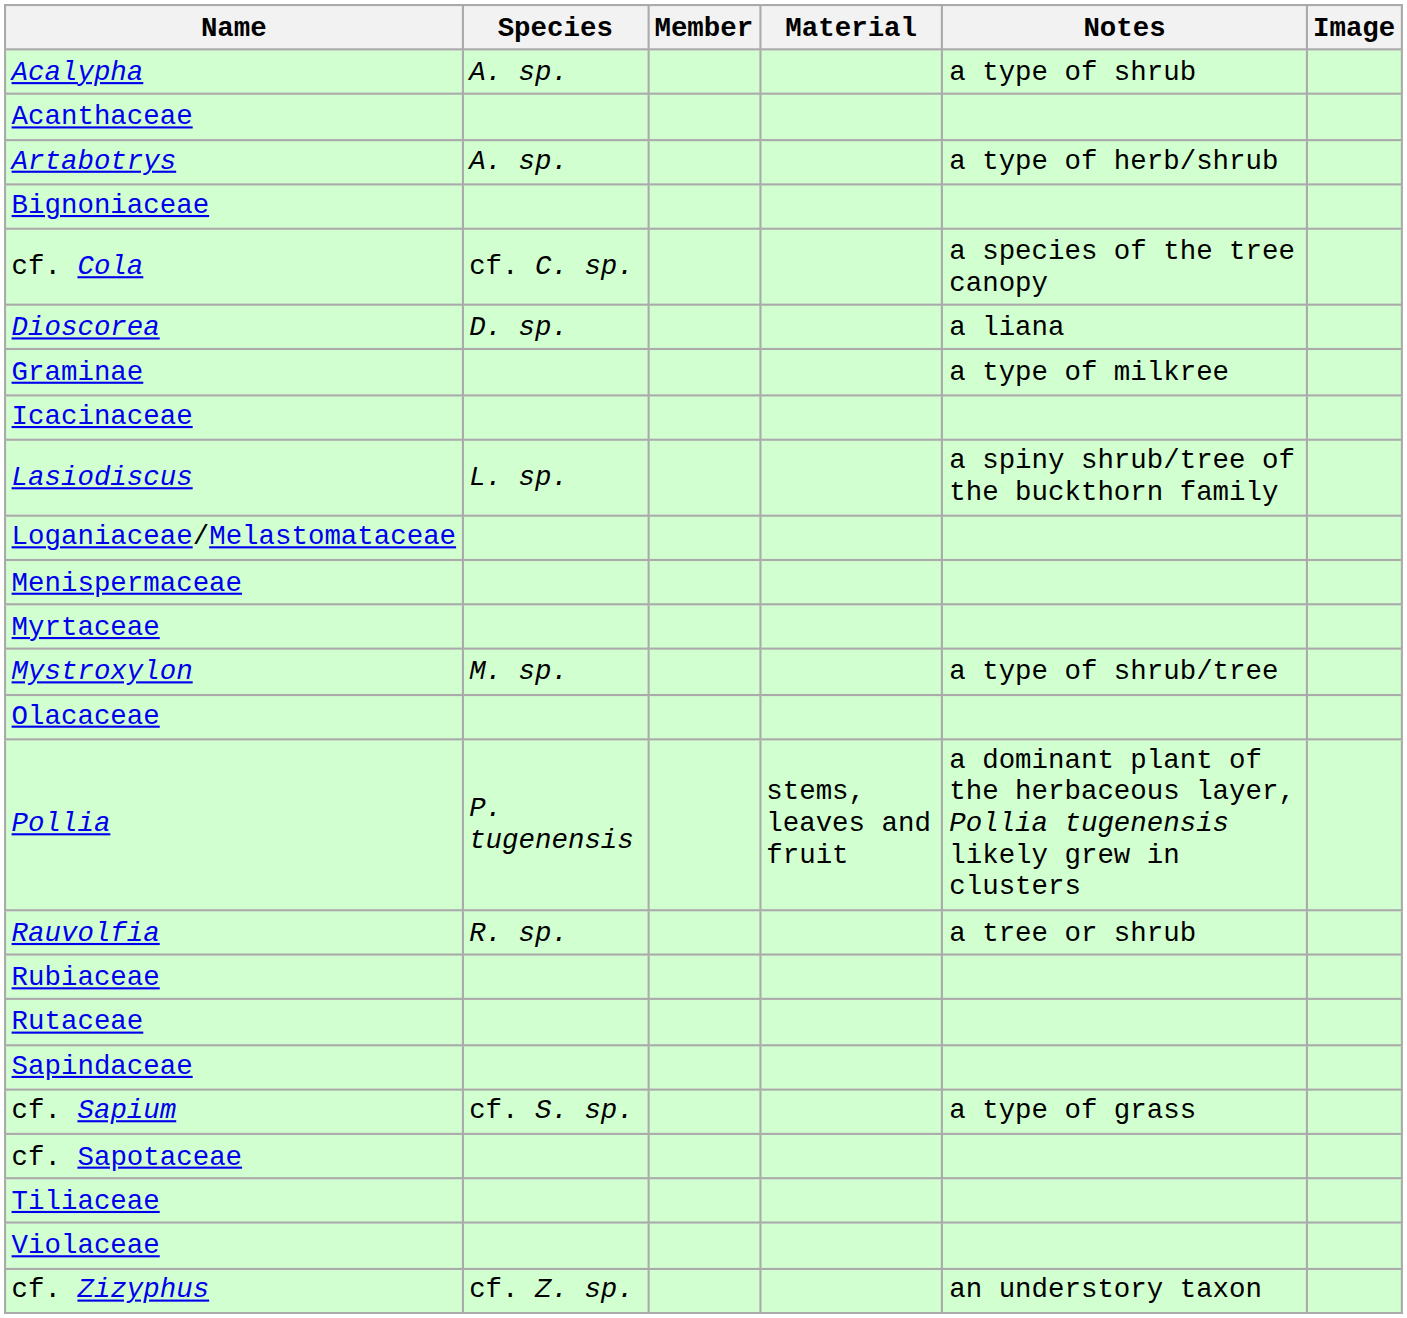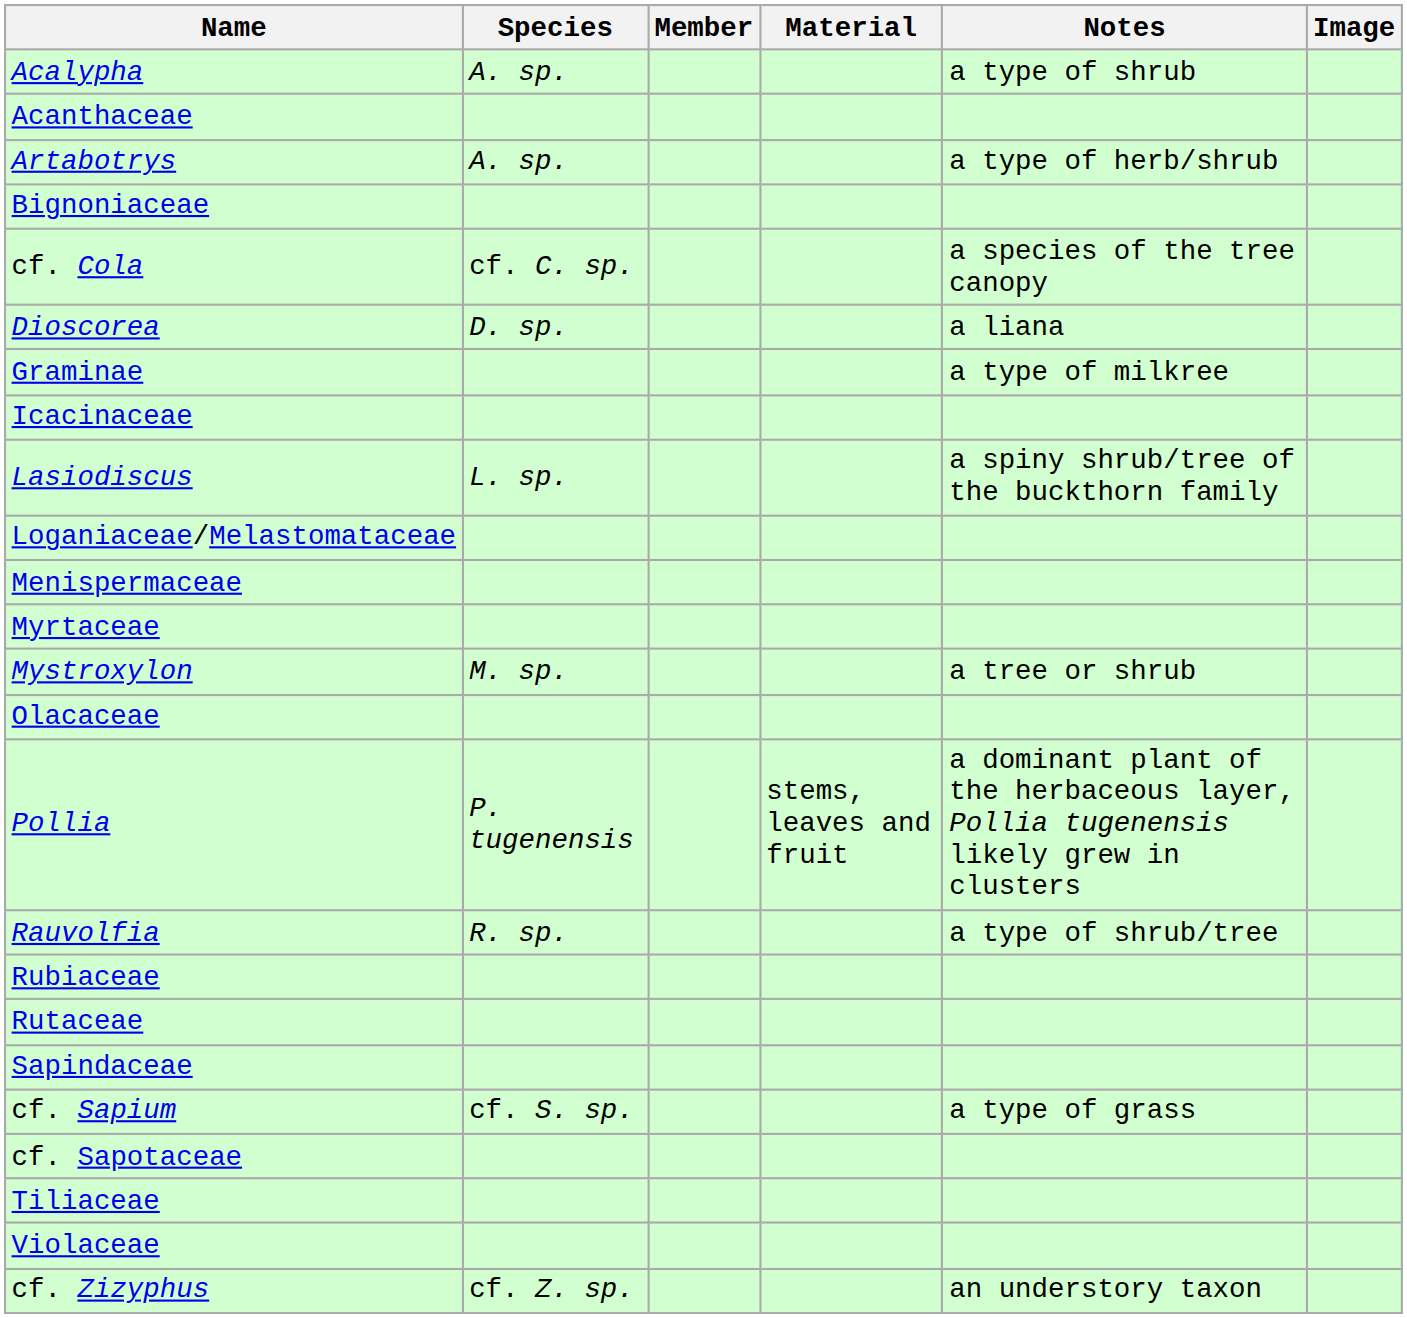(1114, 672) a type of shrub/tree -> (1073, 672) a tree or shrub
(1073, 933) a tree or shrub -> (1114, 933) a type of shrub/tree
